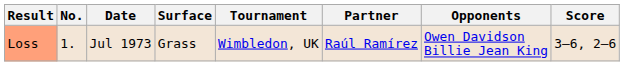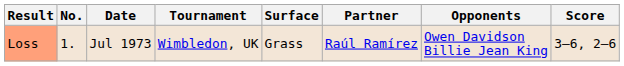columns swapped: (268, 15) <-> (185, 15)
